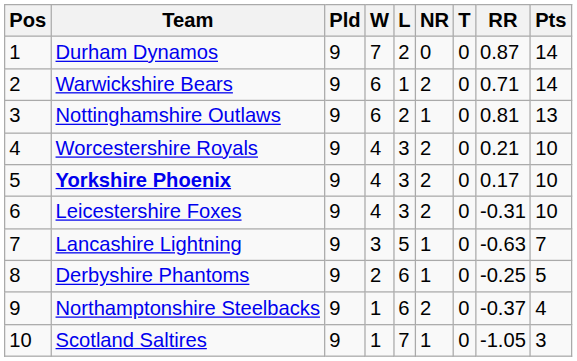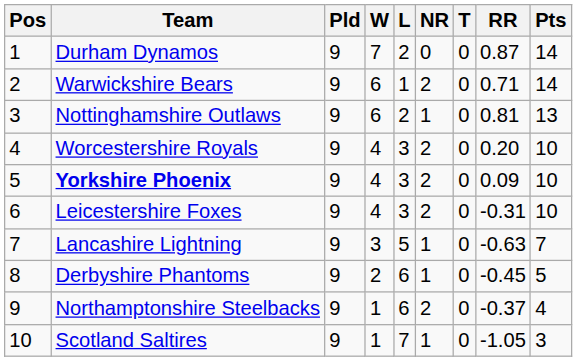(500, 148) 0.21 -> (500, 148) 0.20
(500, 180) 0.17 -> (500, 180) 0.09
(503, 276) -0.25 -> (503, 276) -0.45
